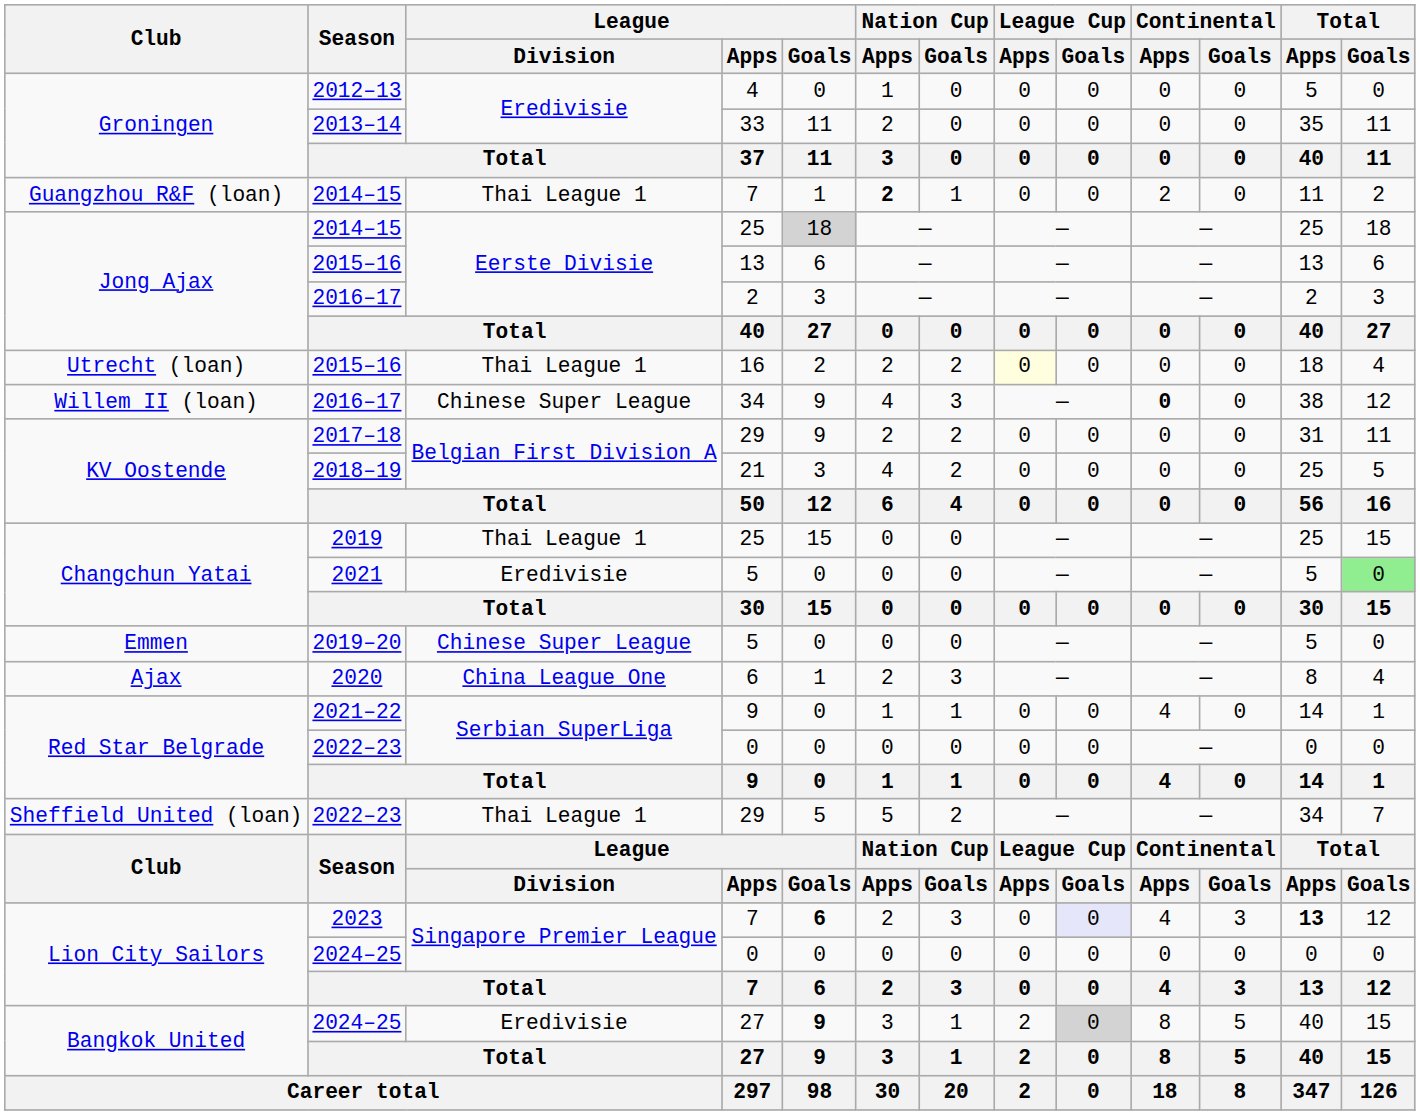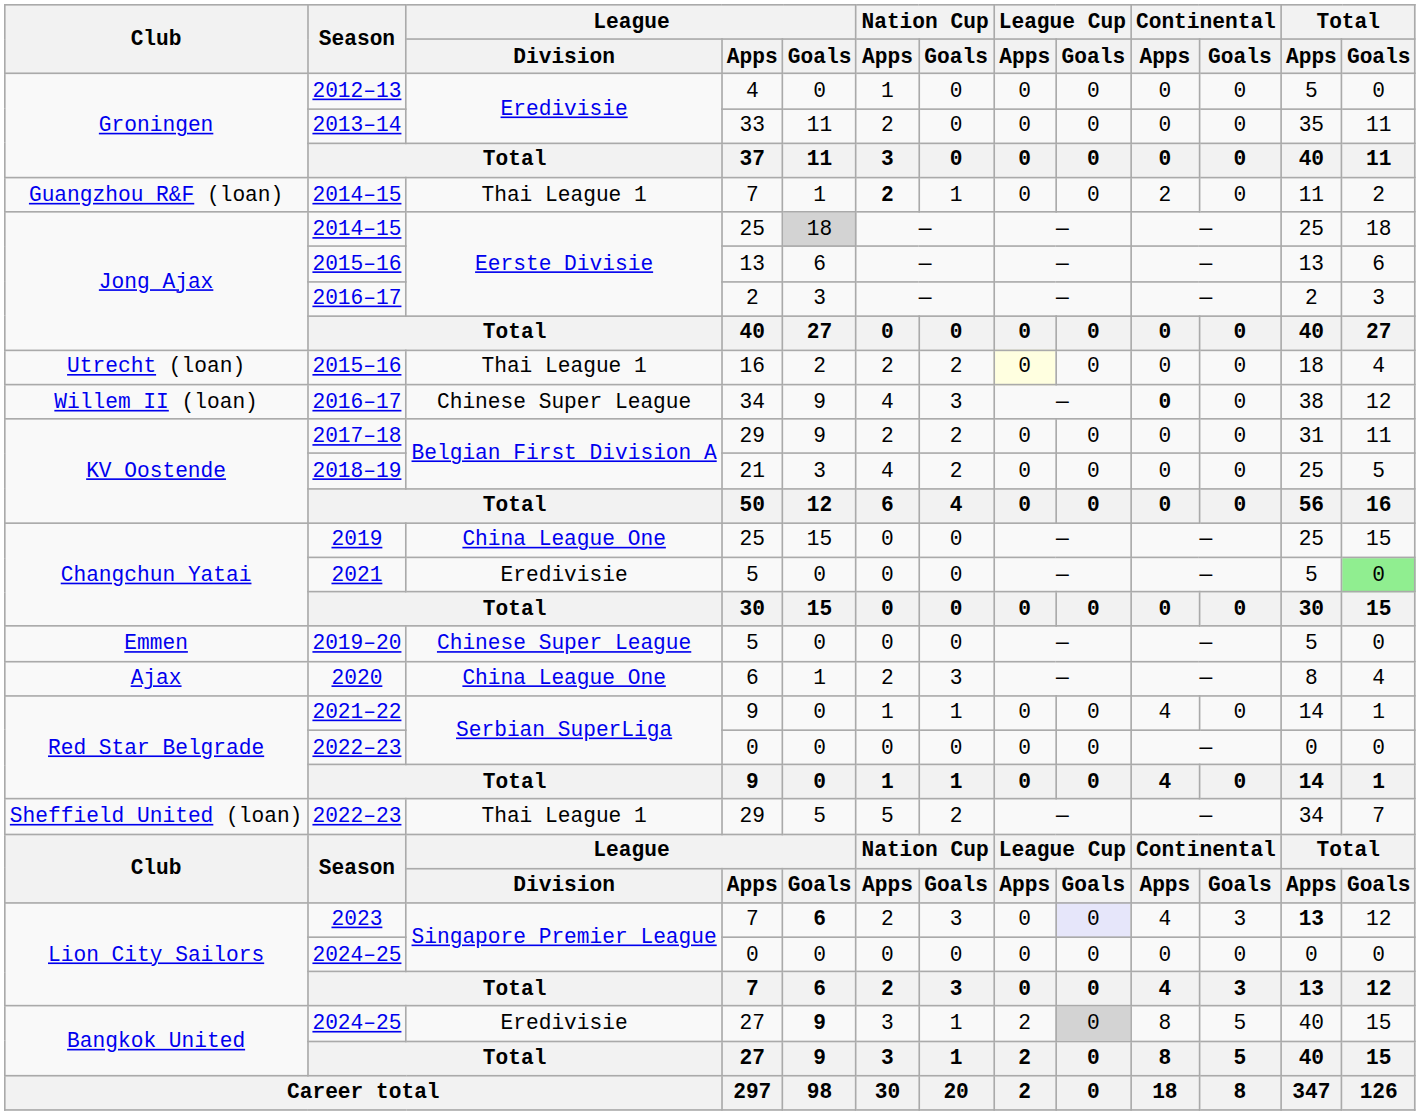(564, 540) Thai League 1 -> (564, 540) China League One
